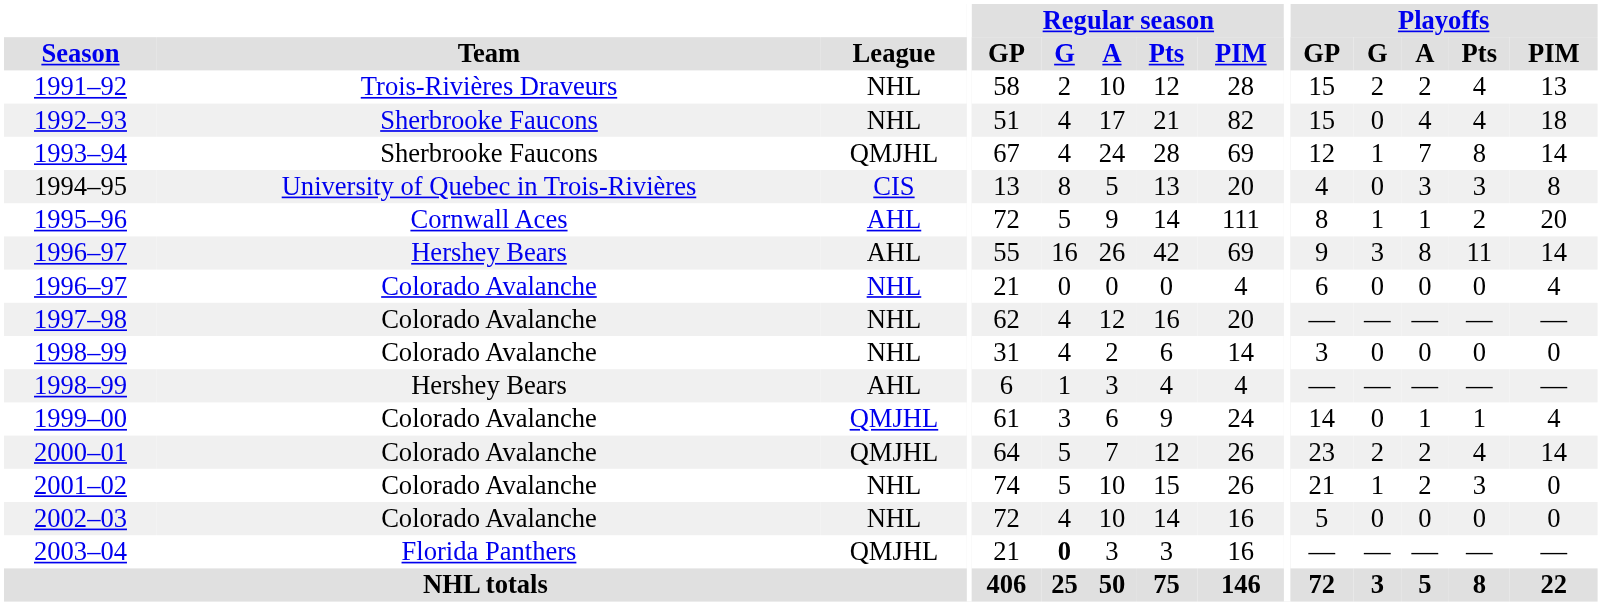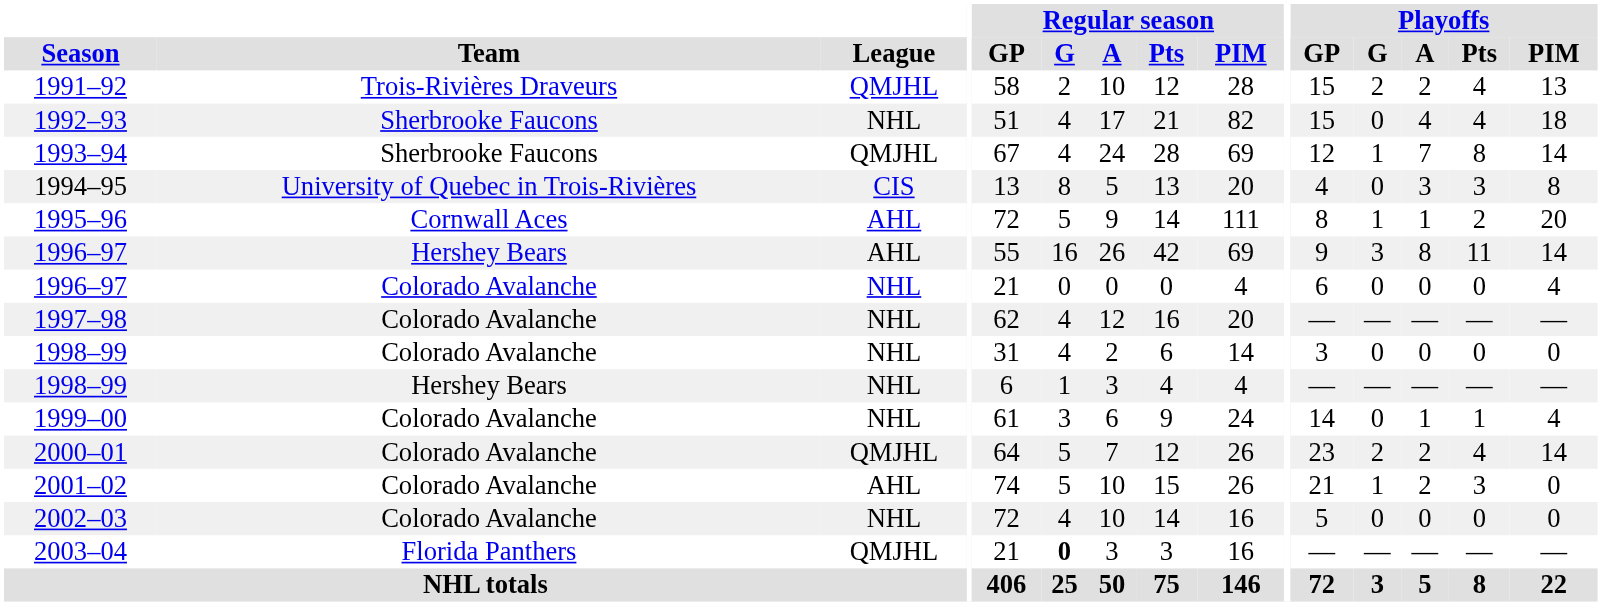(894, 86) NHL -> (894, 86) QMJHL
(894, 385) AHL -> (894, 385) NHL
(894, 418) QMJHL -> (894, 418) NHL
(894, 485) NHL -> (894, 485) AHL
